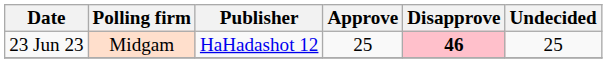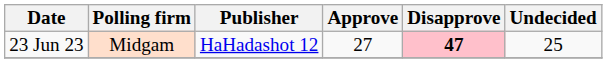(363, 44) 25 -> (363, 44) 27
(454, 44) 46 -> (454, 44) 47
